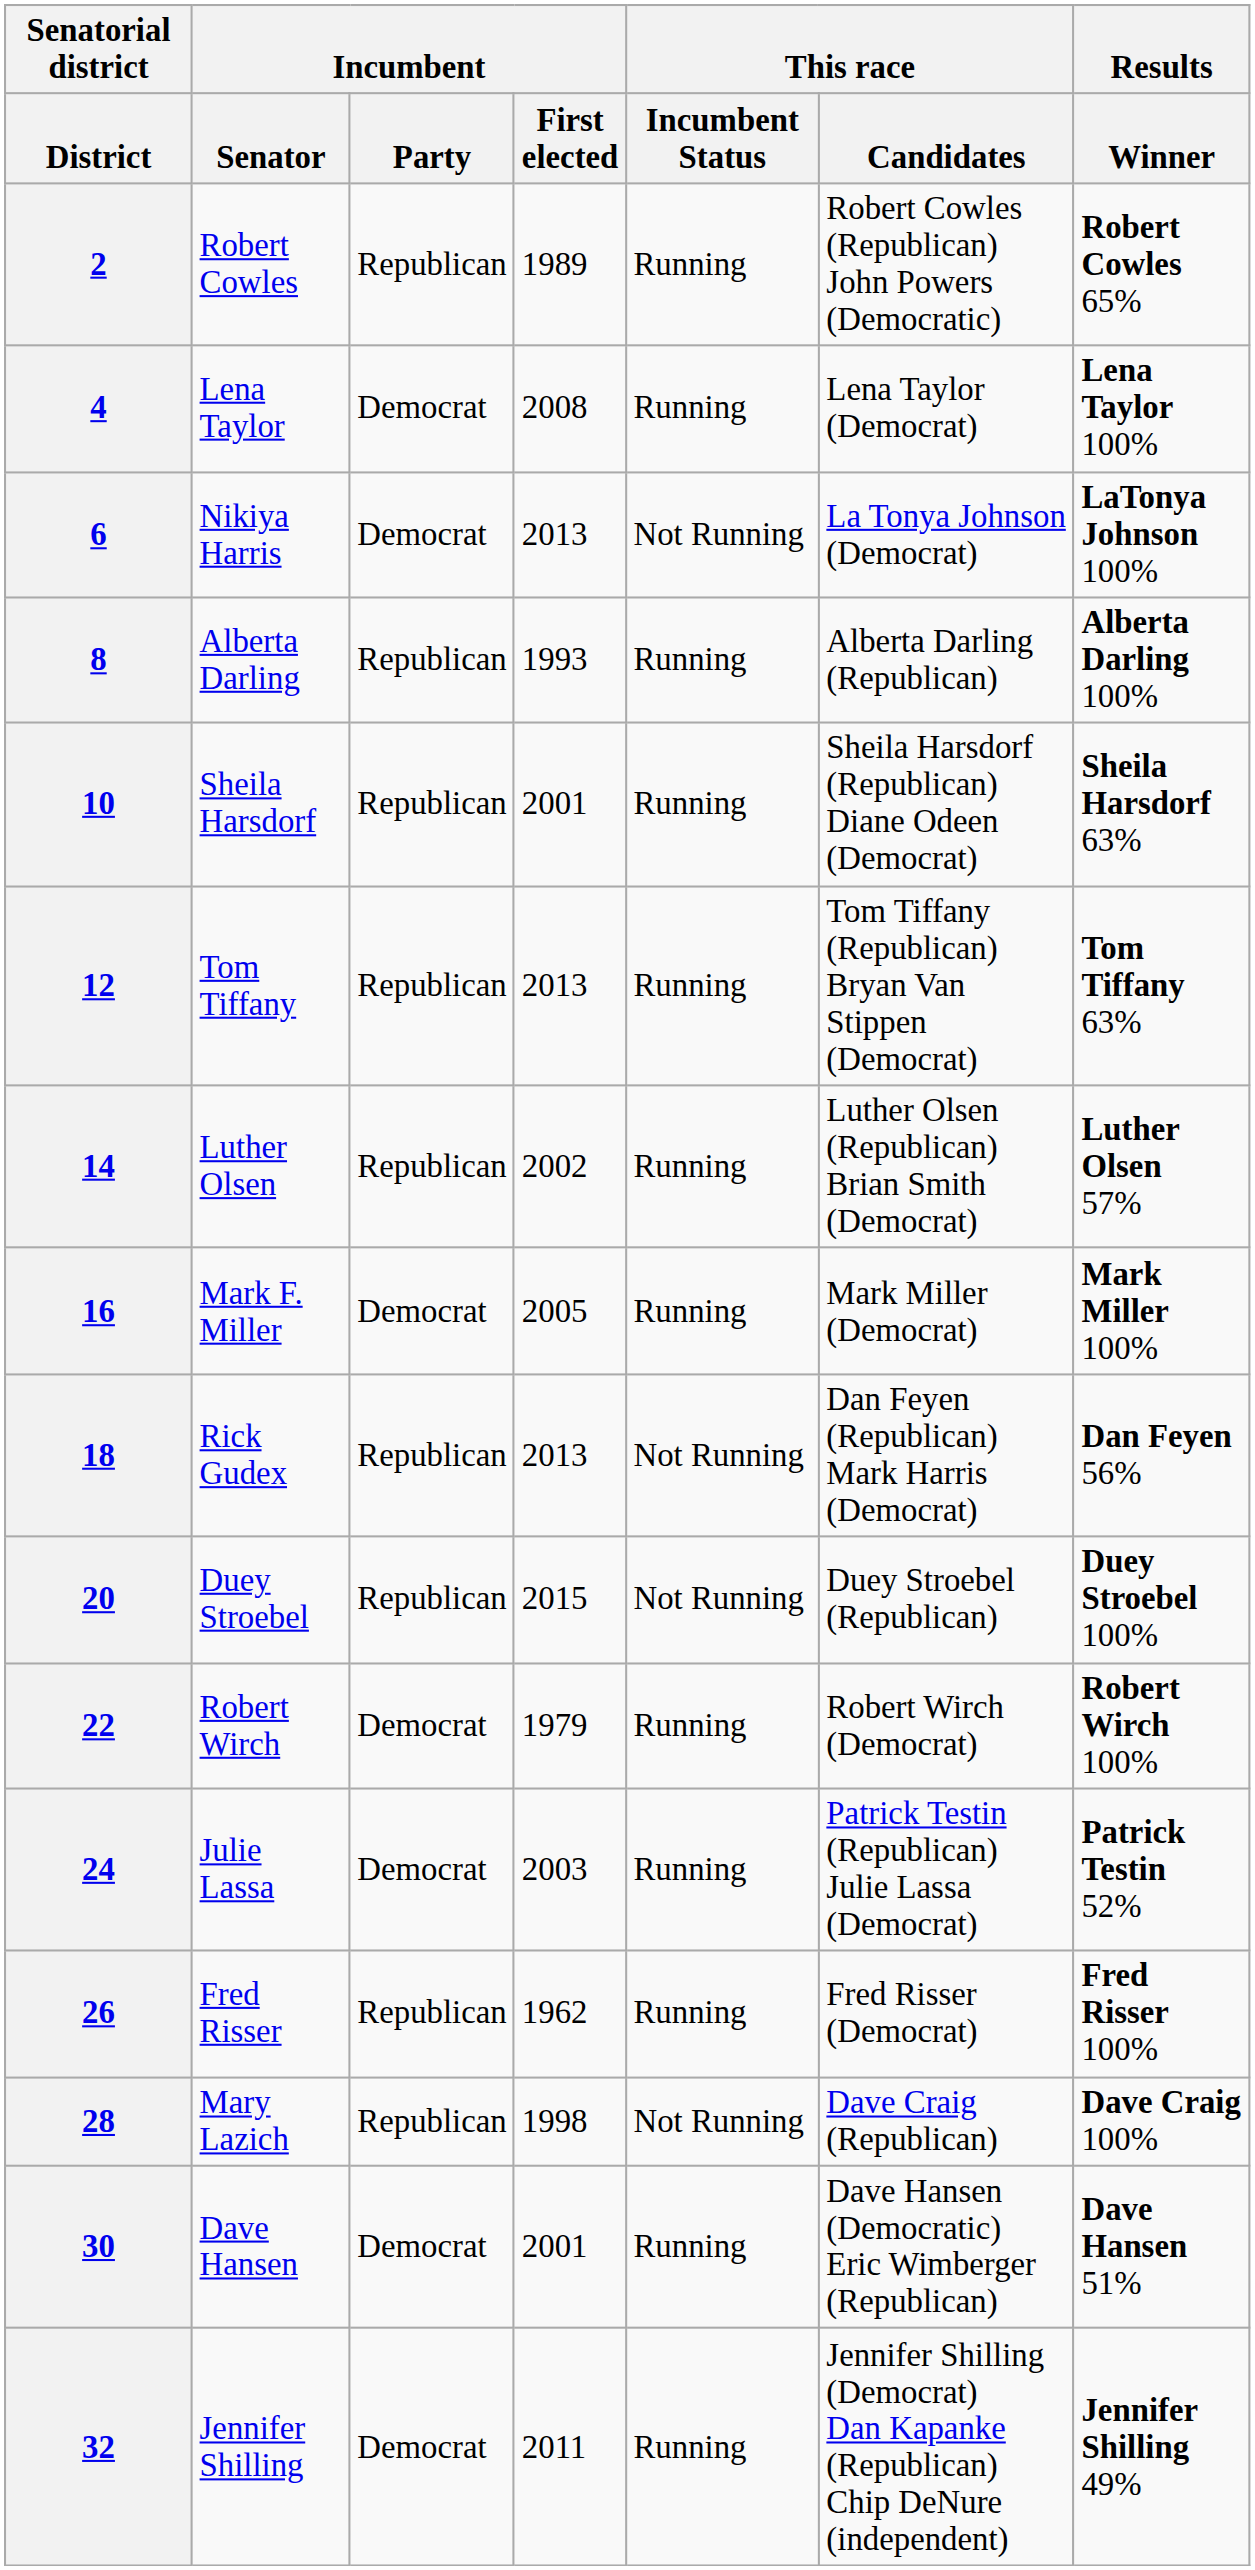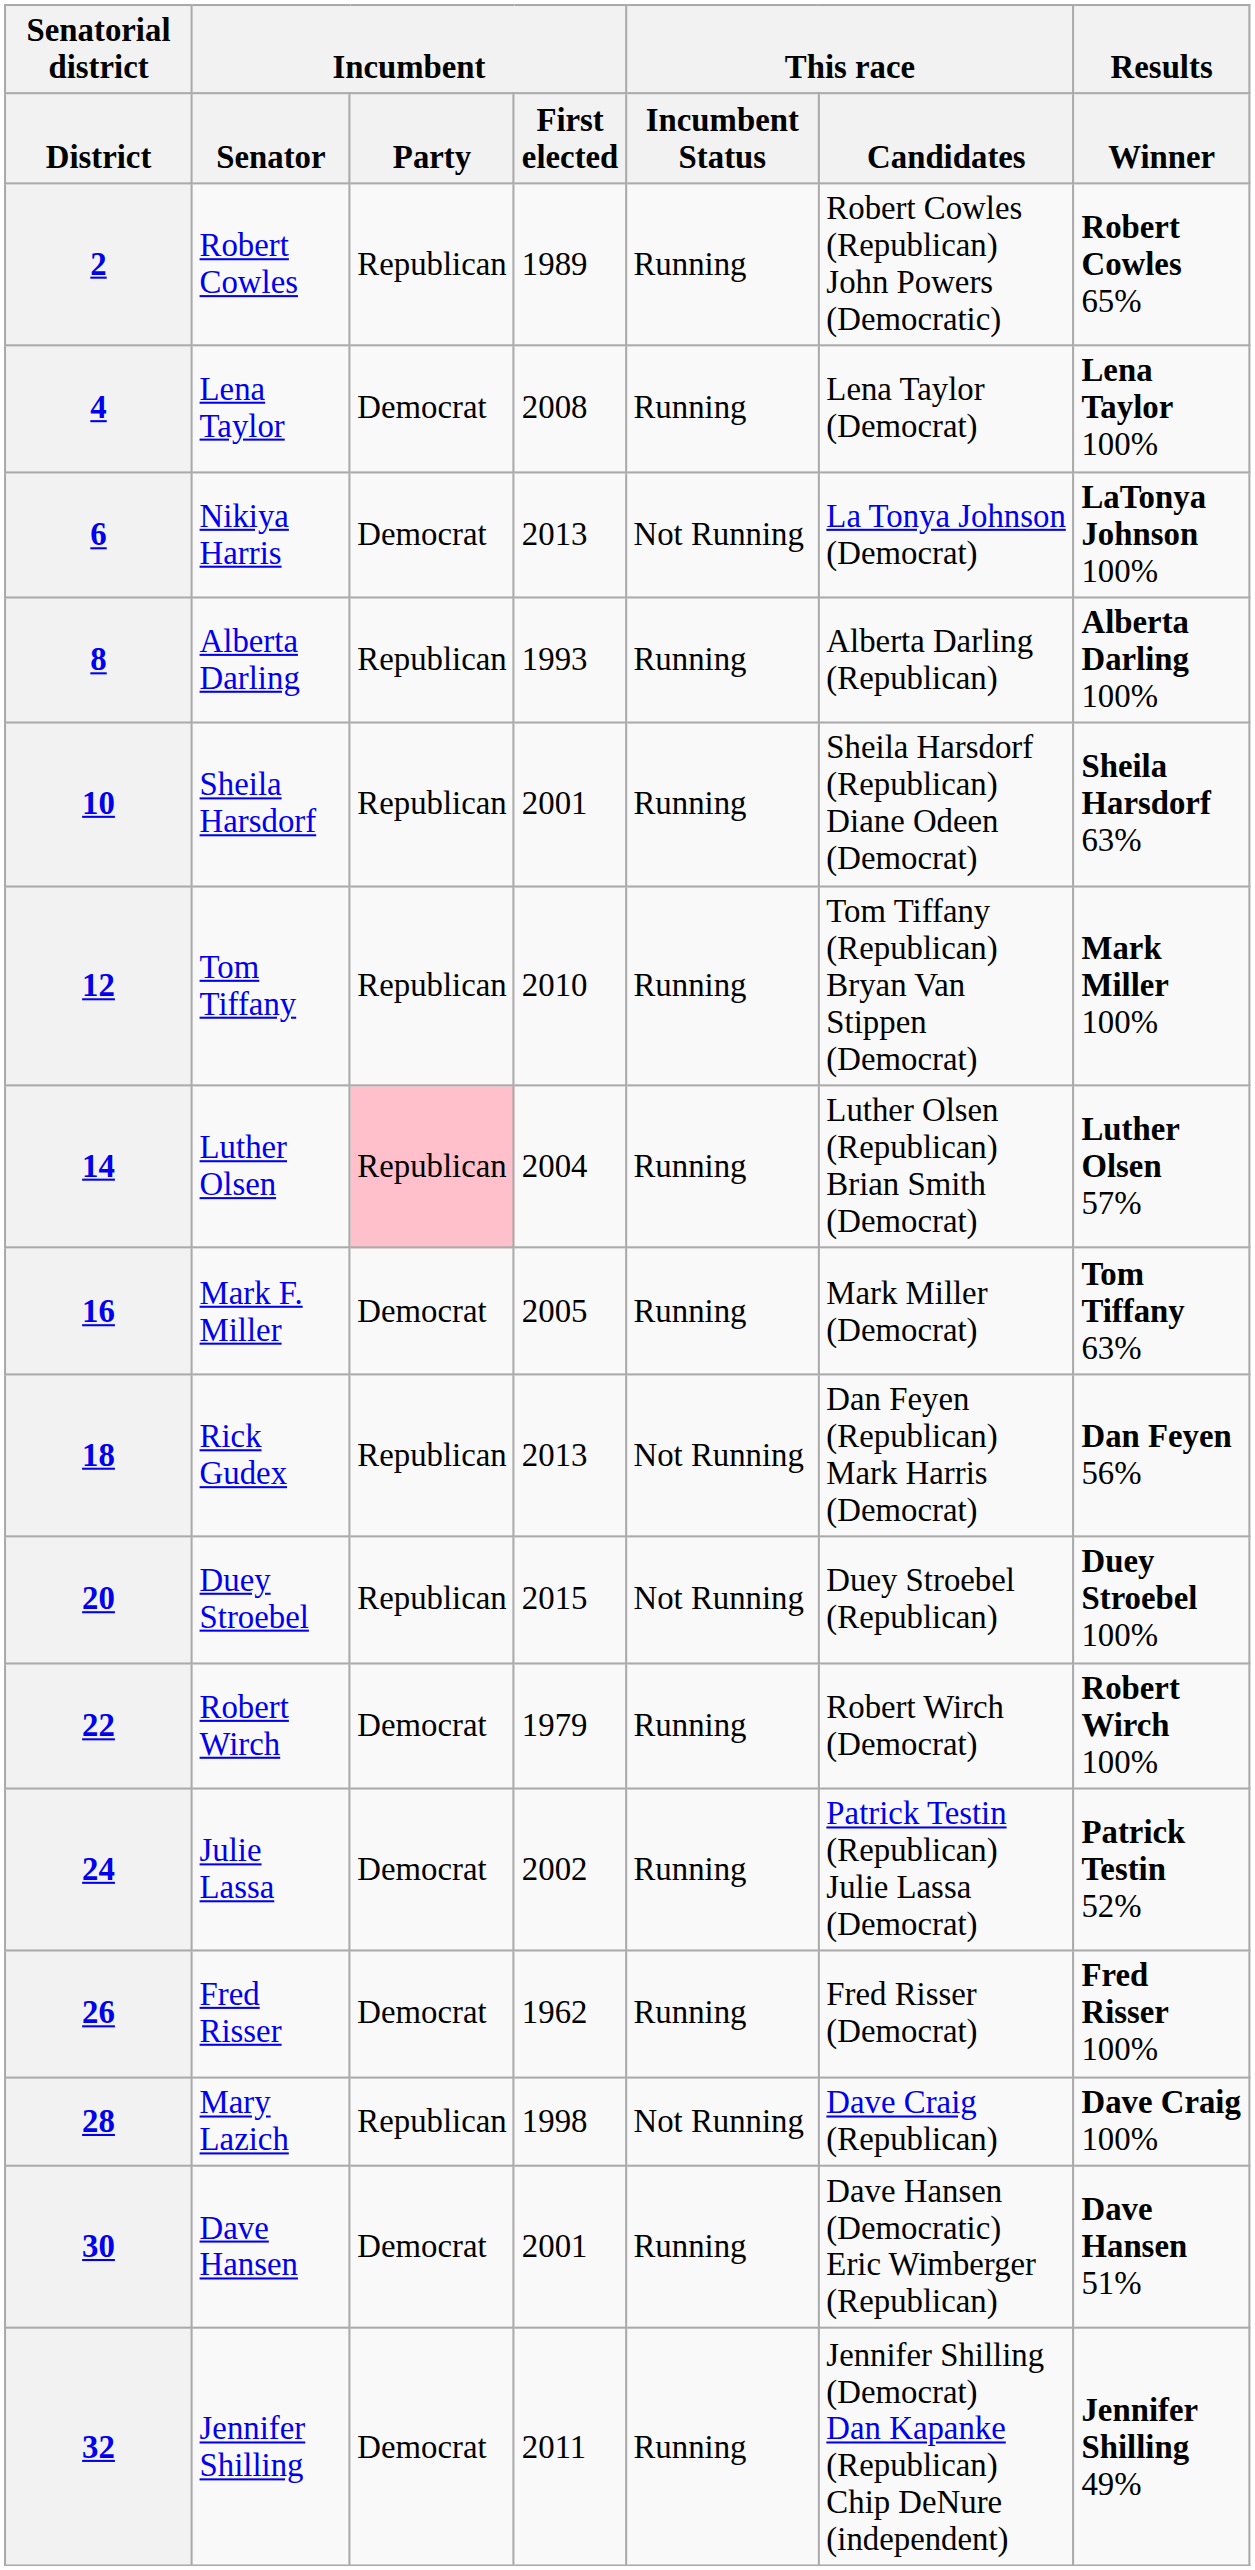(555, 985) 2013 -> (555, 985) 2010
(1133, 985) Tom Tiffany 63% -> (1125, 985) Mark Miller 100%
(432, 1166) no background -> (432, 1166) pink background
(555, 1166) 2002 -> (555, 1166) 2004
(1125, 1310) Mark Miller 100% -> (1133, 1310) Tom Tiffany 63%
(555, 1869) 2003 -> (555, 1869) 2002
(432, 2013) Republican -> (422, 2013) Democrat
